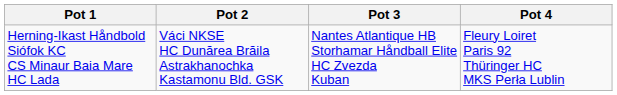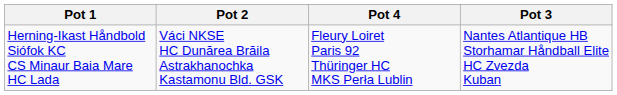columns swapped: (384, 14) <-> (536, 14)
